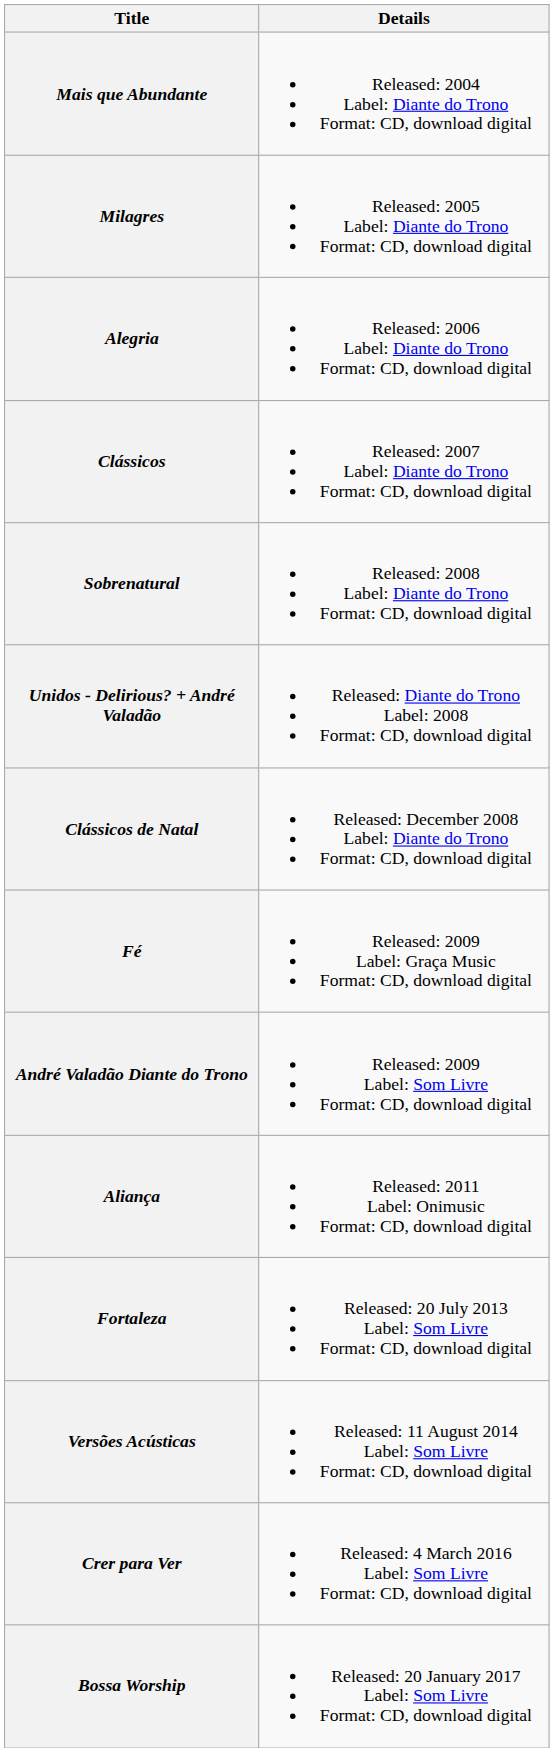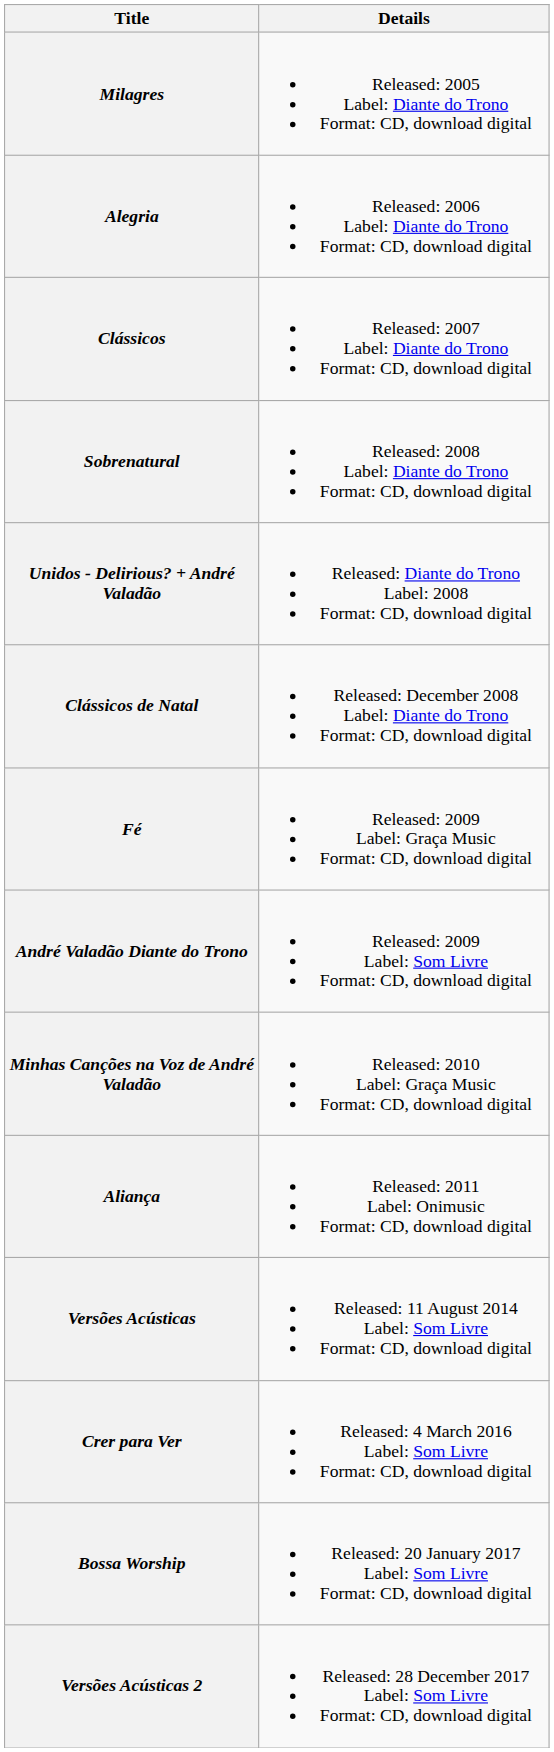- row: (132, 93)
+ row: (132, 1073)
- row: (132, 1318)
+ row: (132, 1686)
